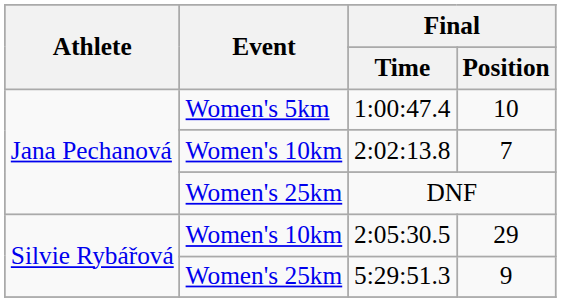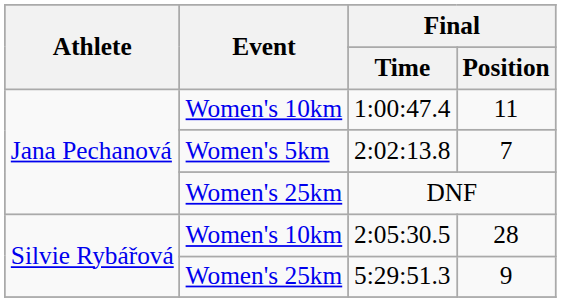(258, 109) Women's 5km -> (264, 109) Women's 10km
(506, 109) 10 -> (506, 109) 11
(264, 151) Women's 10km -> (258, 151) Women's 5km
(506, 234) 29 -> (506, 234) 28
